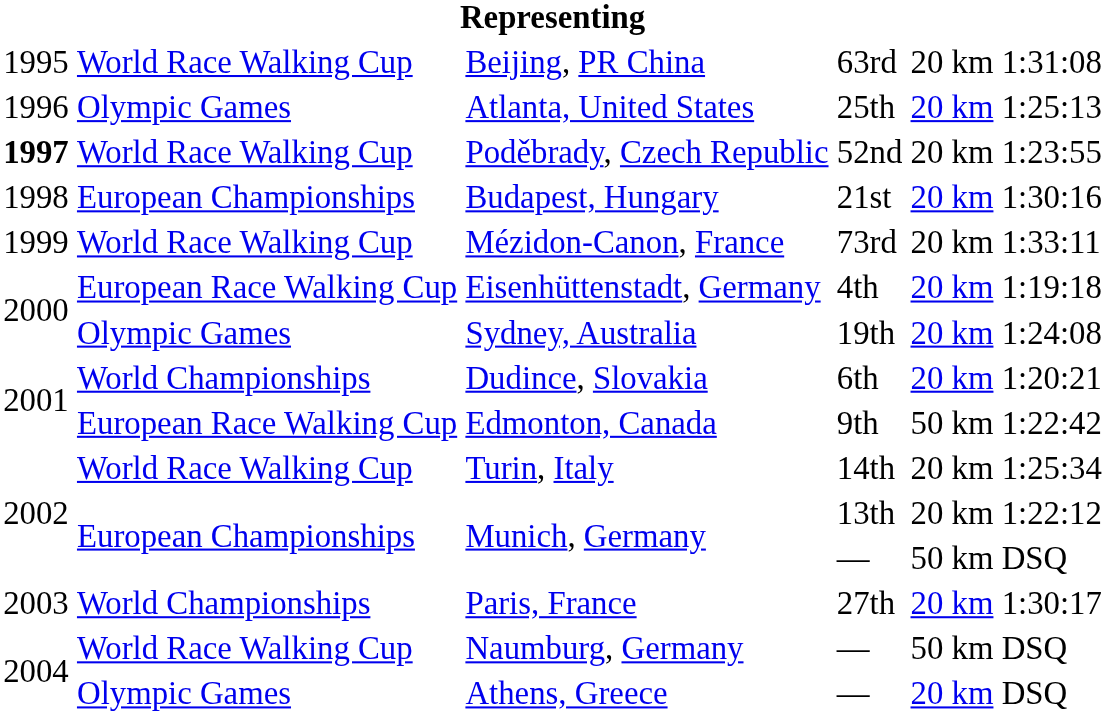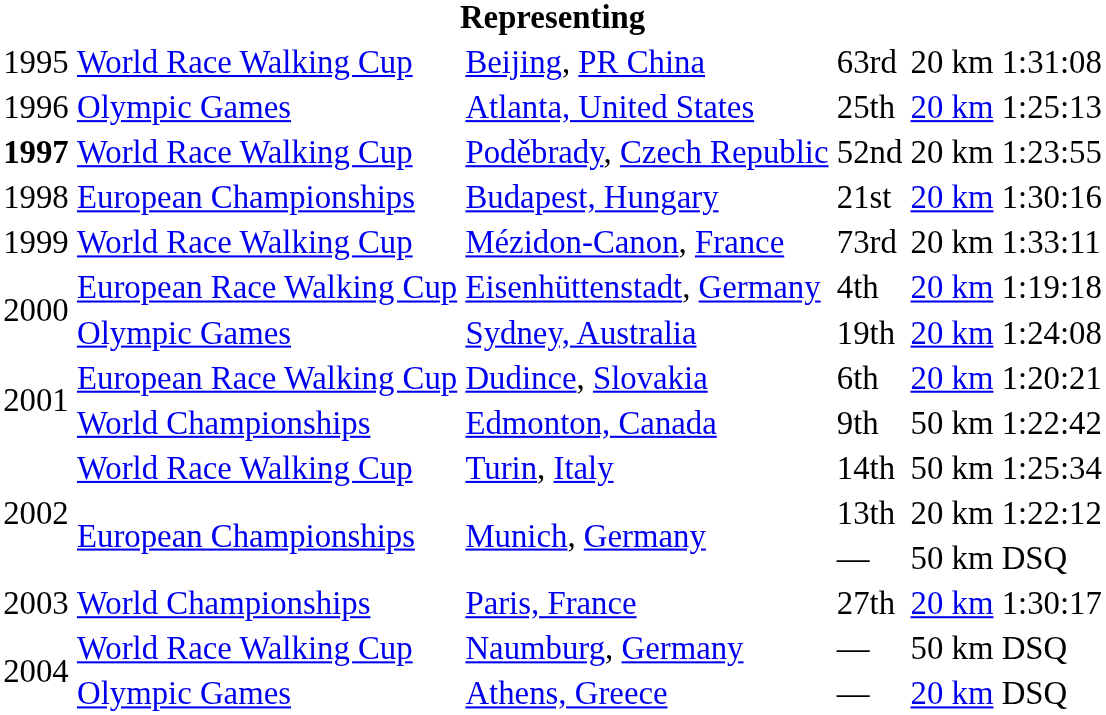(224, 377) World Championships -> (267, 377) European Race Walking Cup
(267, 422) European Race Walking Cup -> (224, 422) World Championships
(952, 468) 20 km -> (952, 468) 50 km
